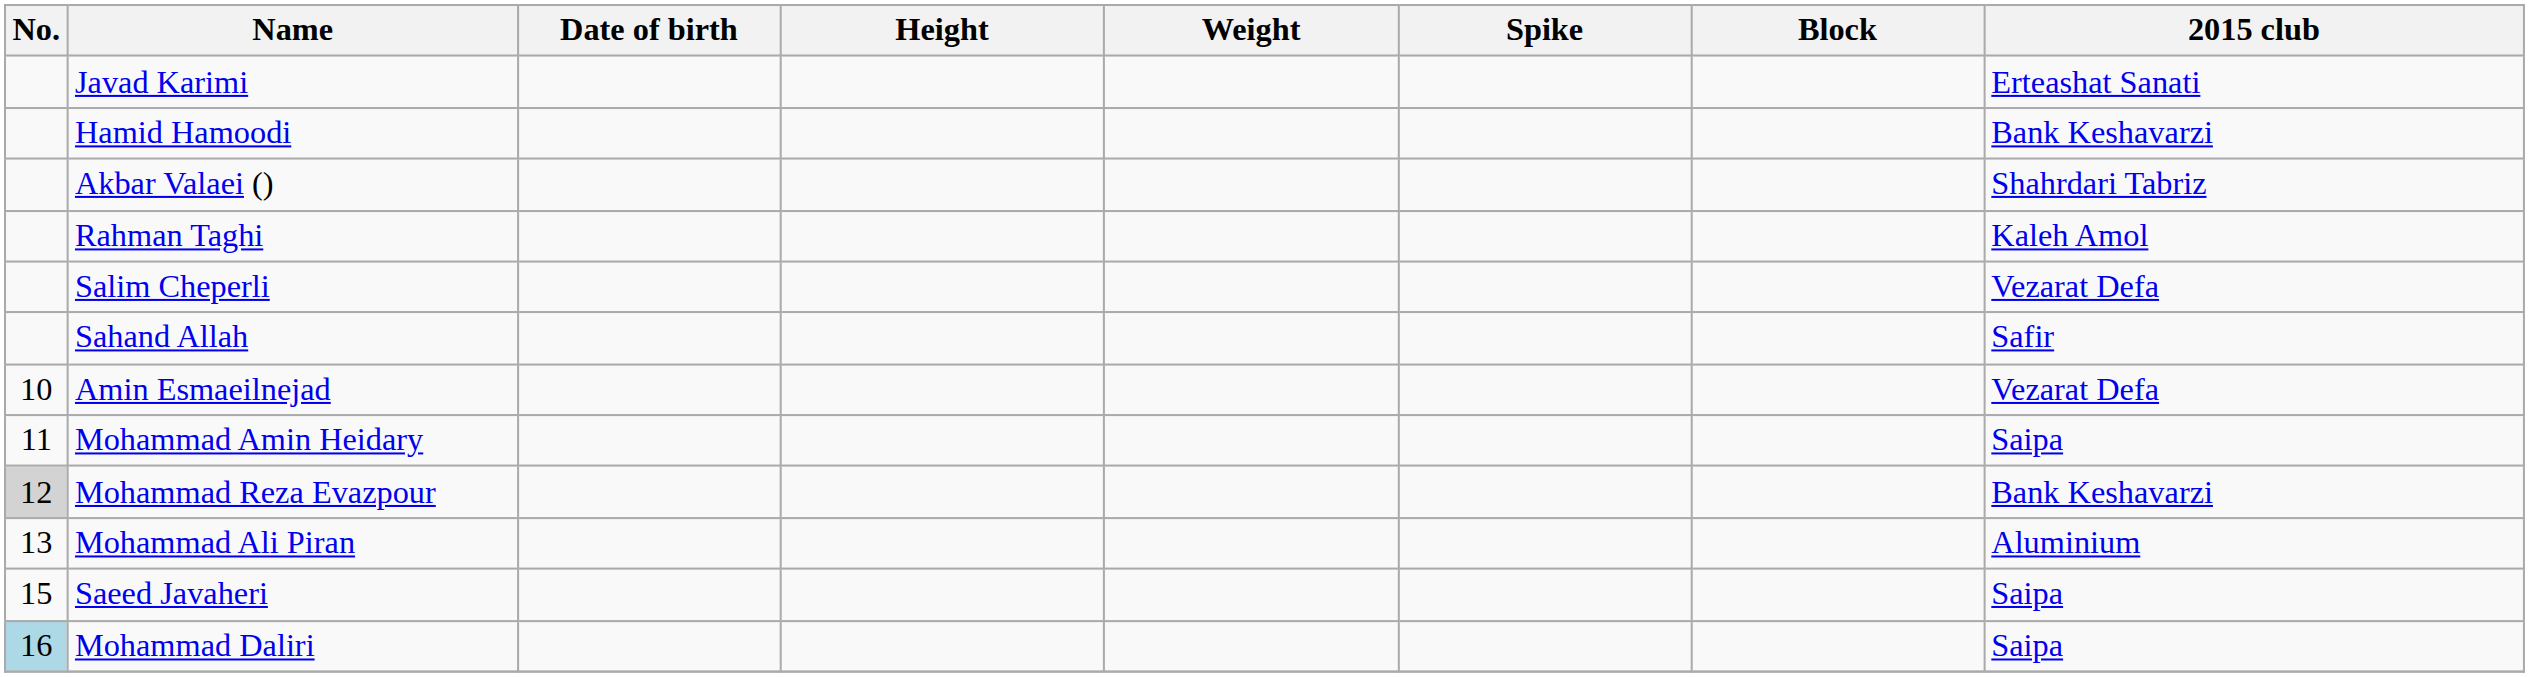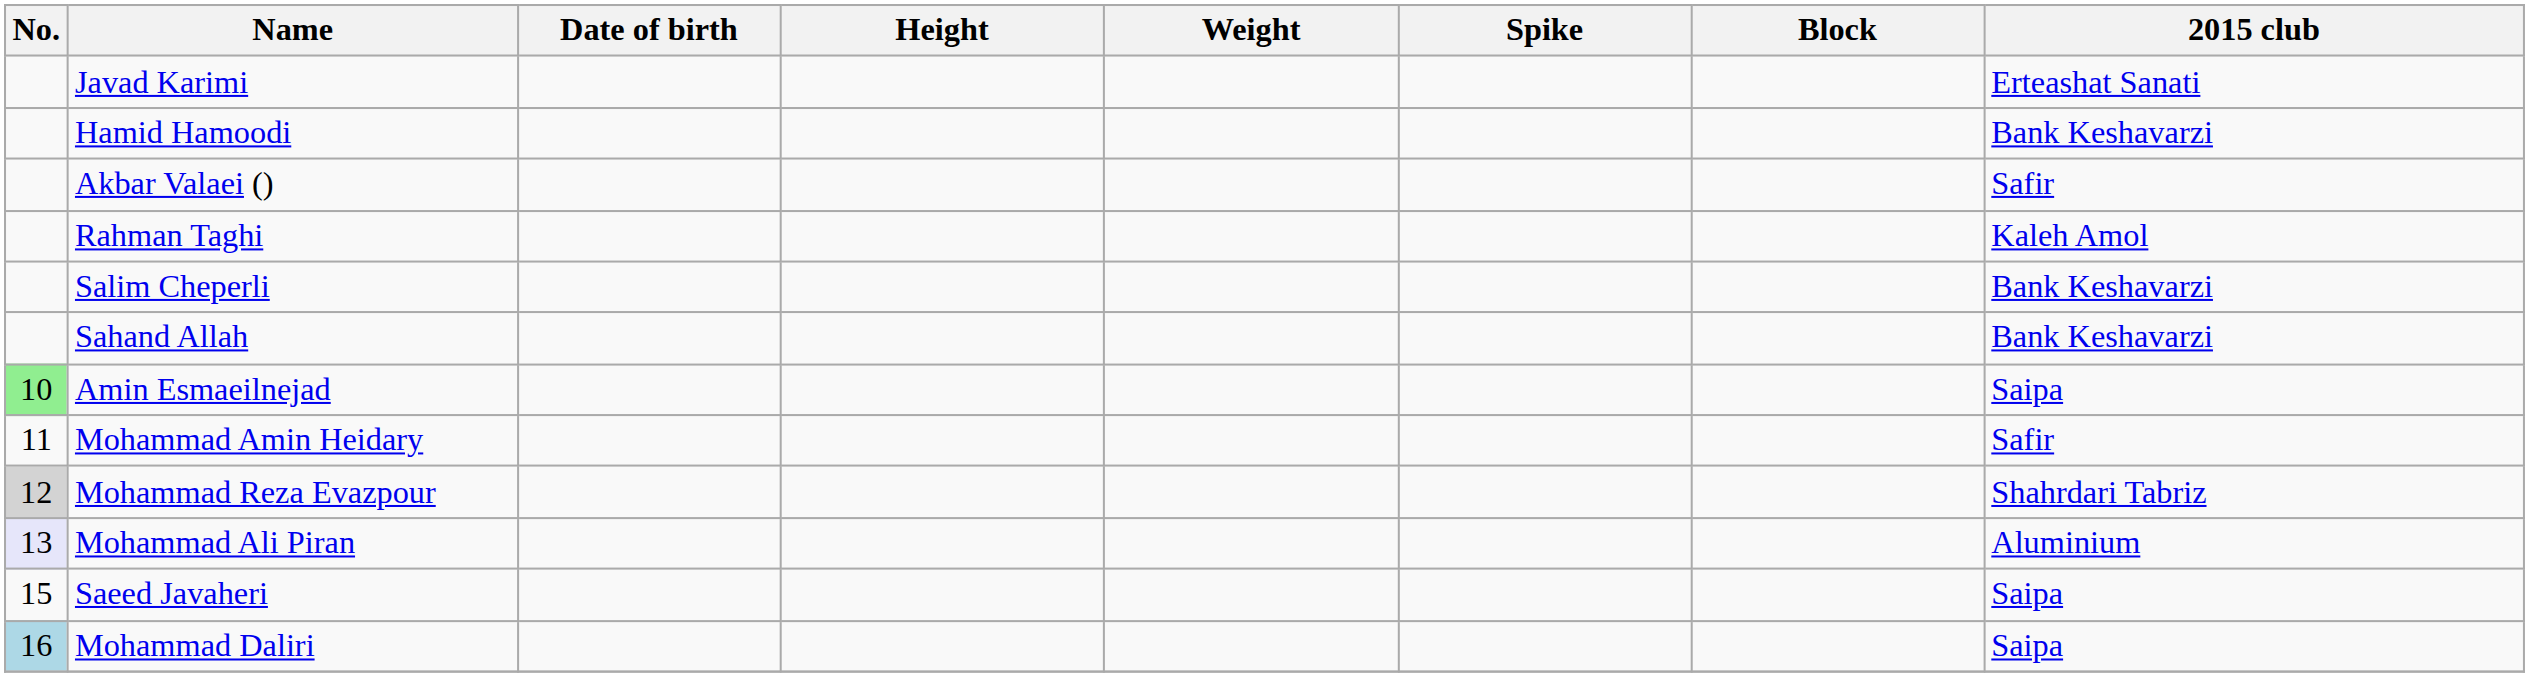(2099, 183) Shahrdari Tabriz -> (2023, 183) Safir
(2075, 286) Vezarat Defa -> (2102, 286) Bank Keshavarzi
(2023, 337) Safir -> (2102, 337) Bank Keshavarzi
(36, 388) no background -> (36, 388) lightgreen background
(2075, 388) Vezarat Defa -> (2027, 388) Saipa
(2027, 440) Saipa -> (2023, 440) Safir
(2102, 491) Bank Keshavarzi -> (2099, 491) Shahrdari Tabriz
(36, 542) no background -> (36, 542) lavender background
